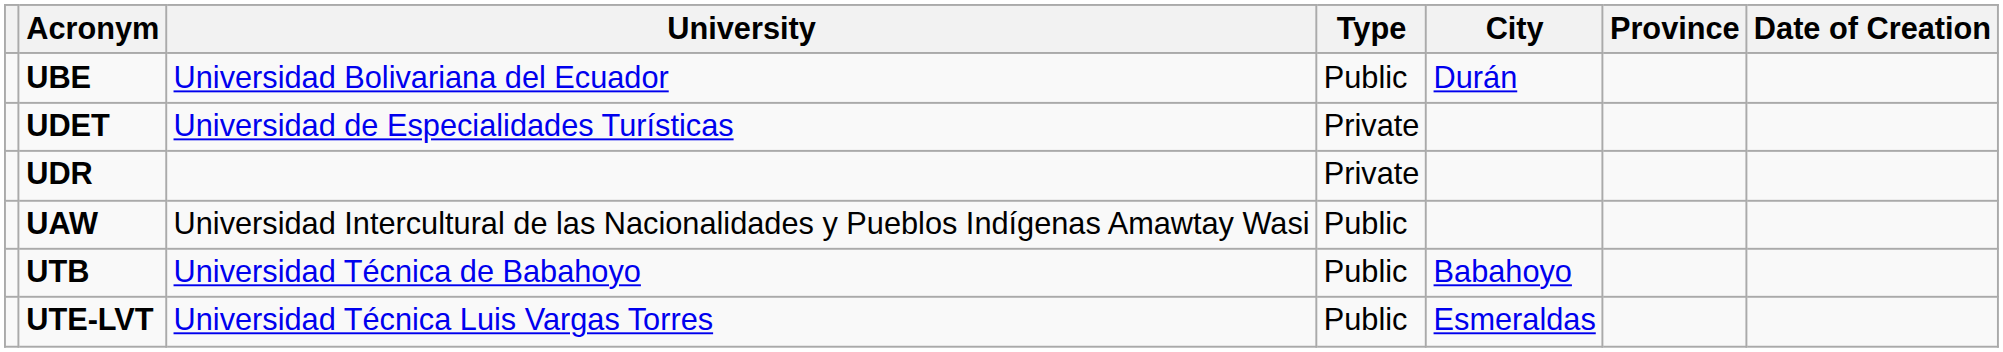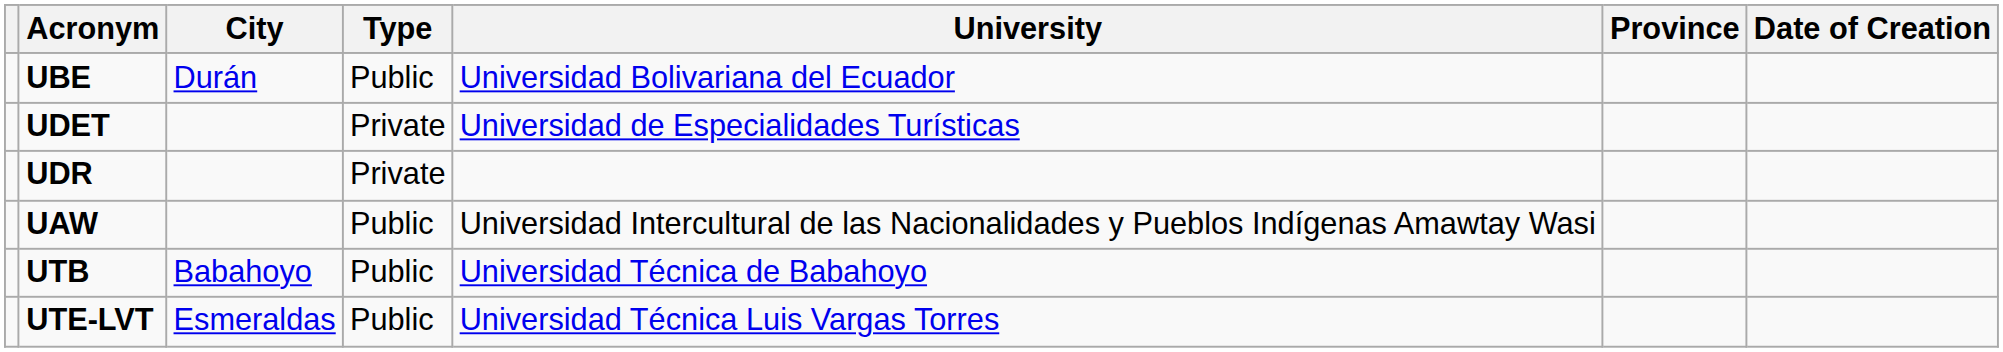columns swapped: (742, 28) <-> (1515, 28)
